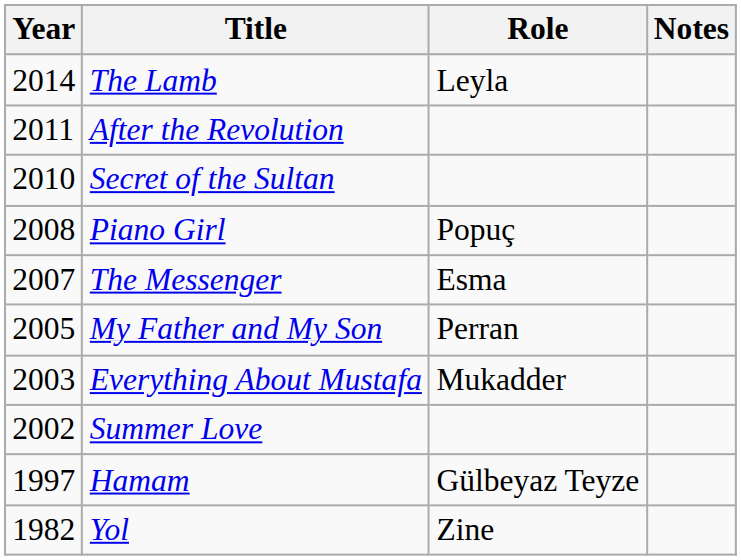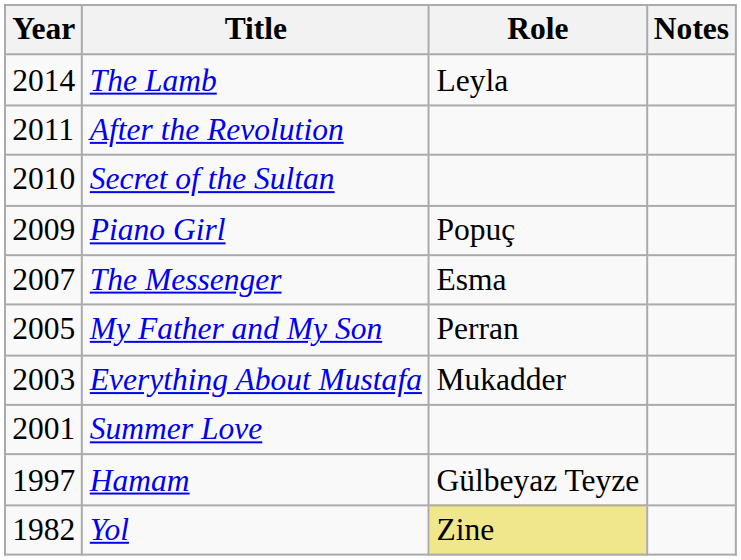(44, 229) 2008 -> (44, 229) 2009
(44, 429) 2002 -> (44, 429) 2001
(465, 529) no background -> (465, 529) khaki background
